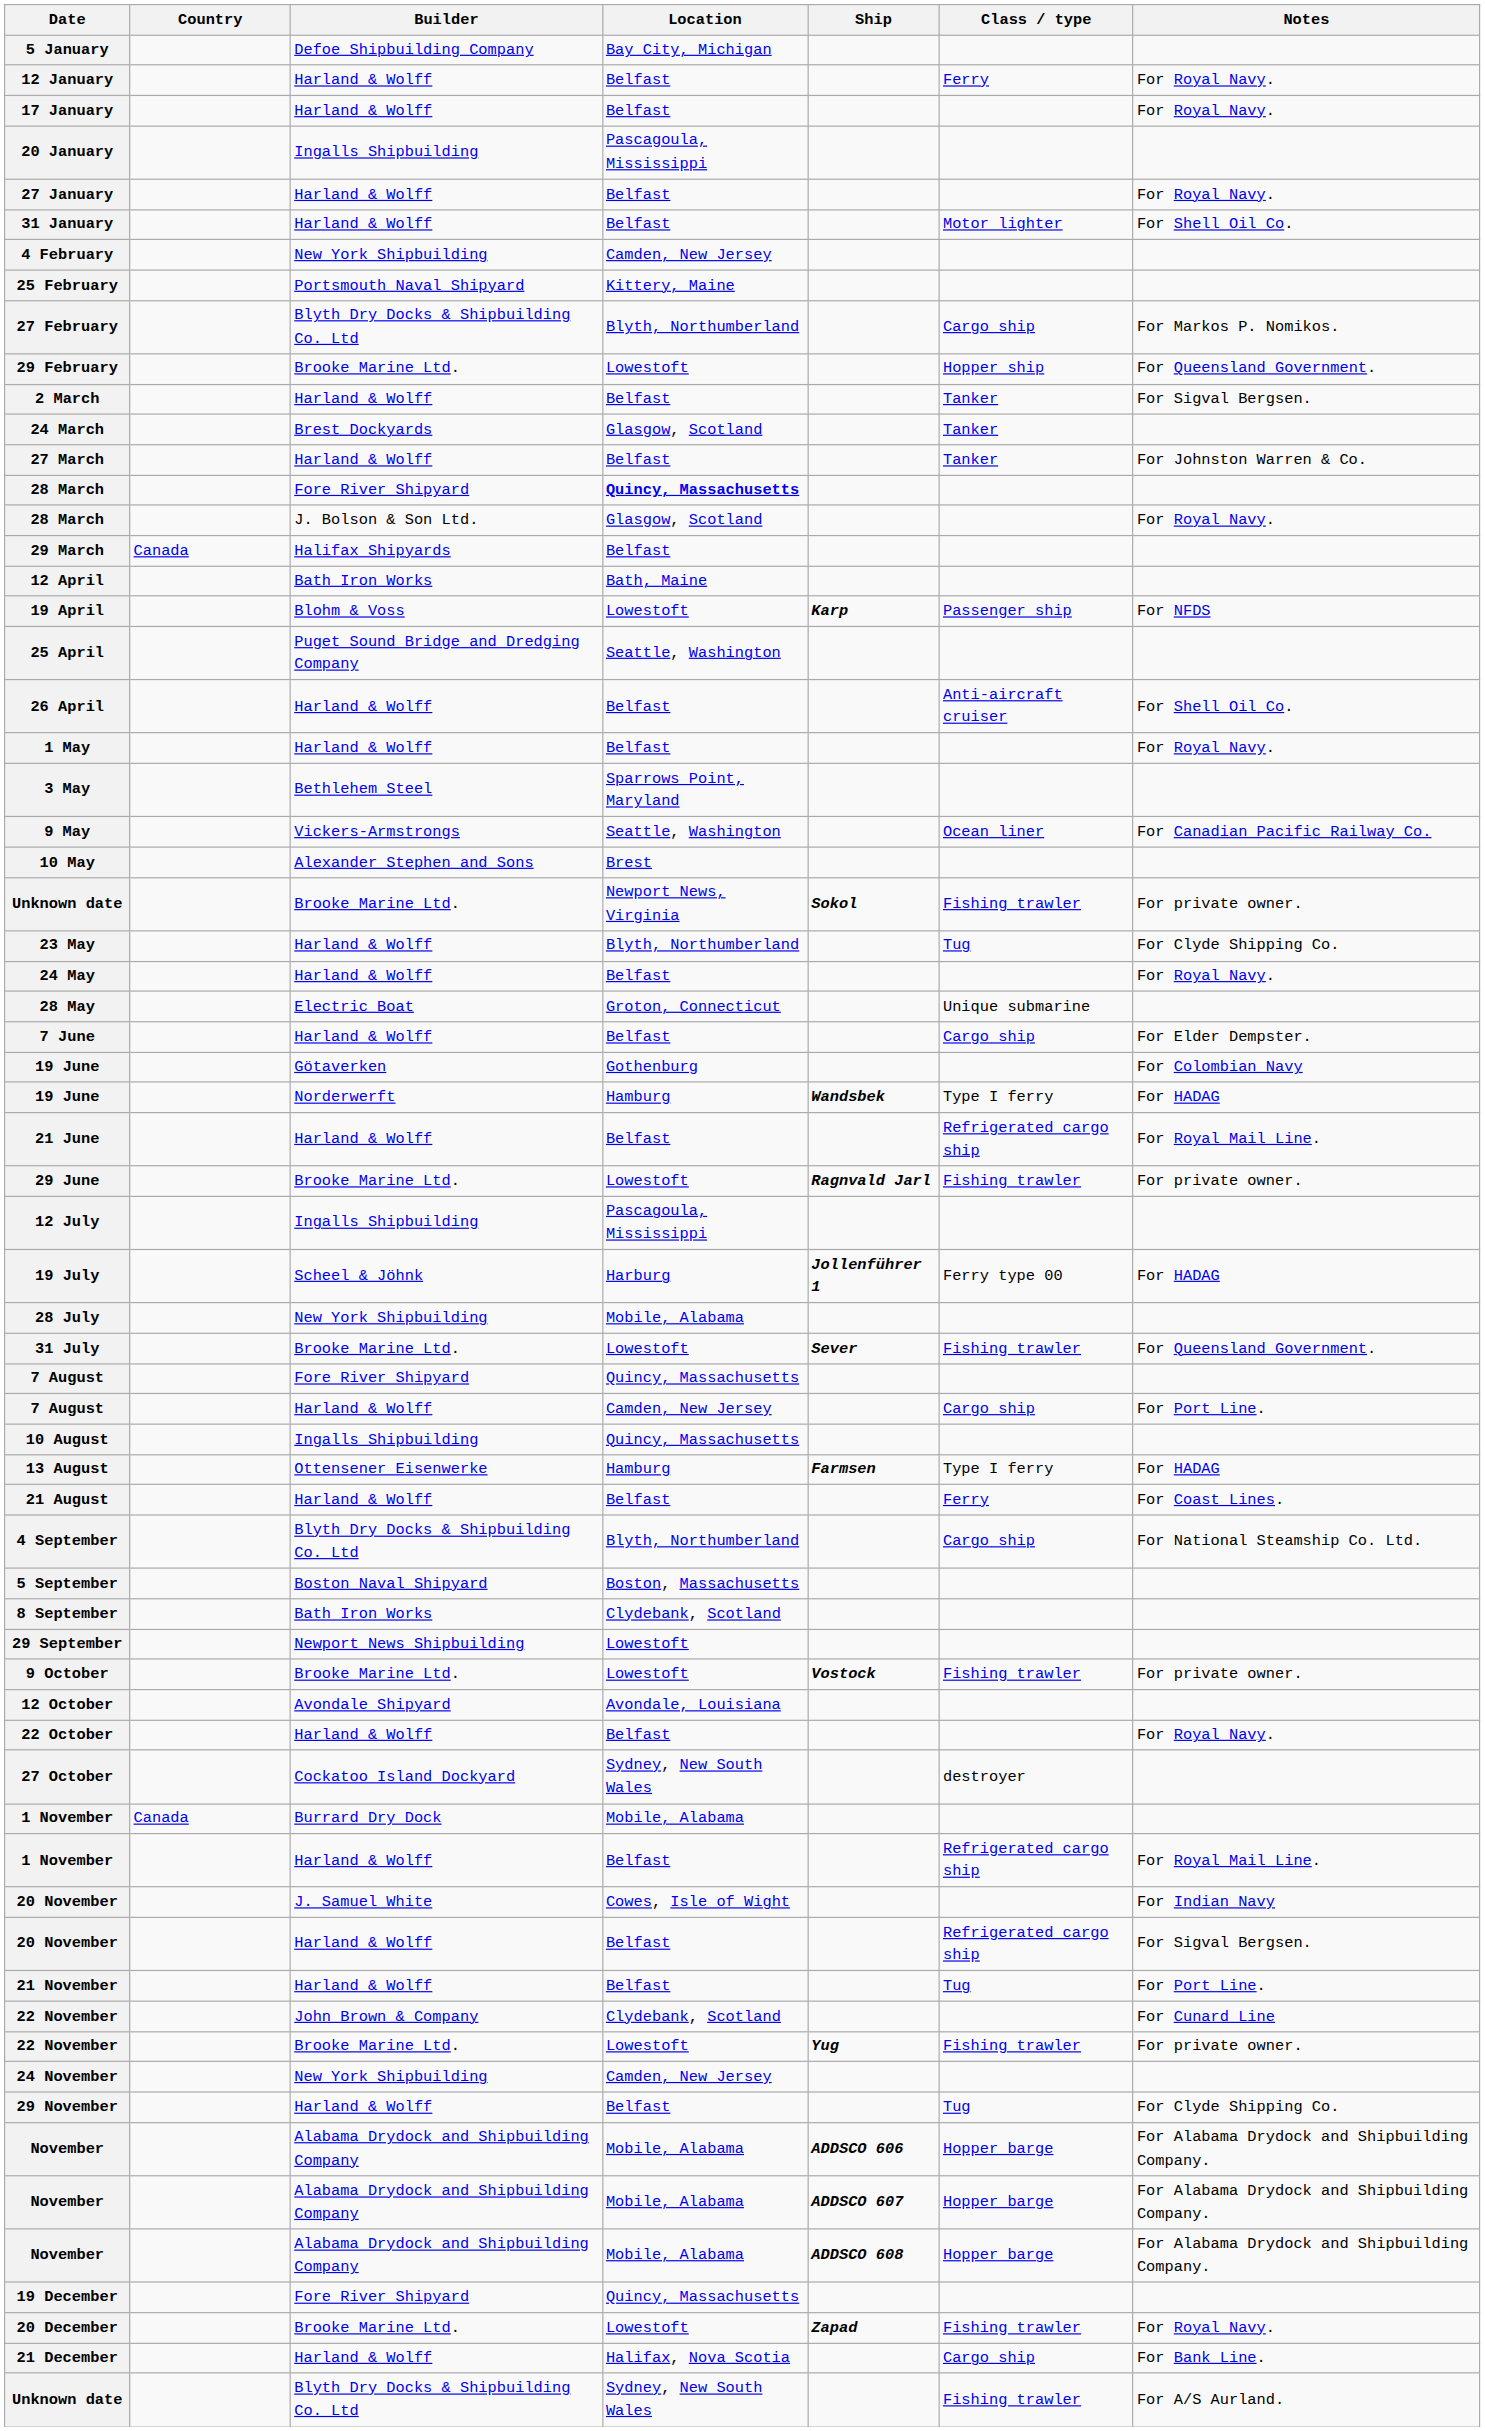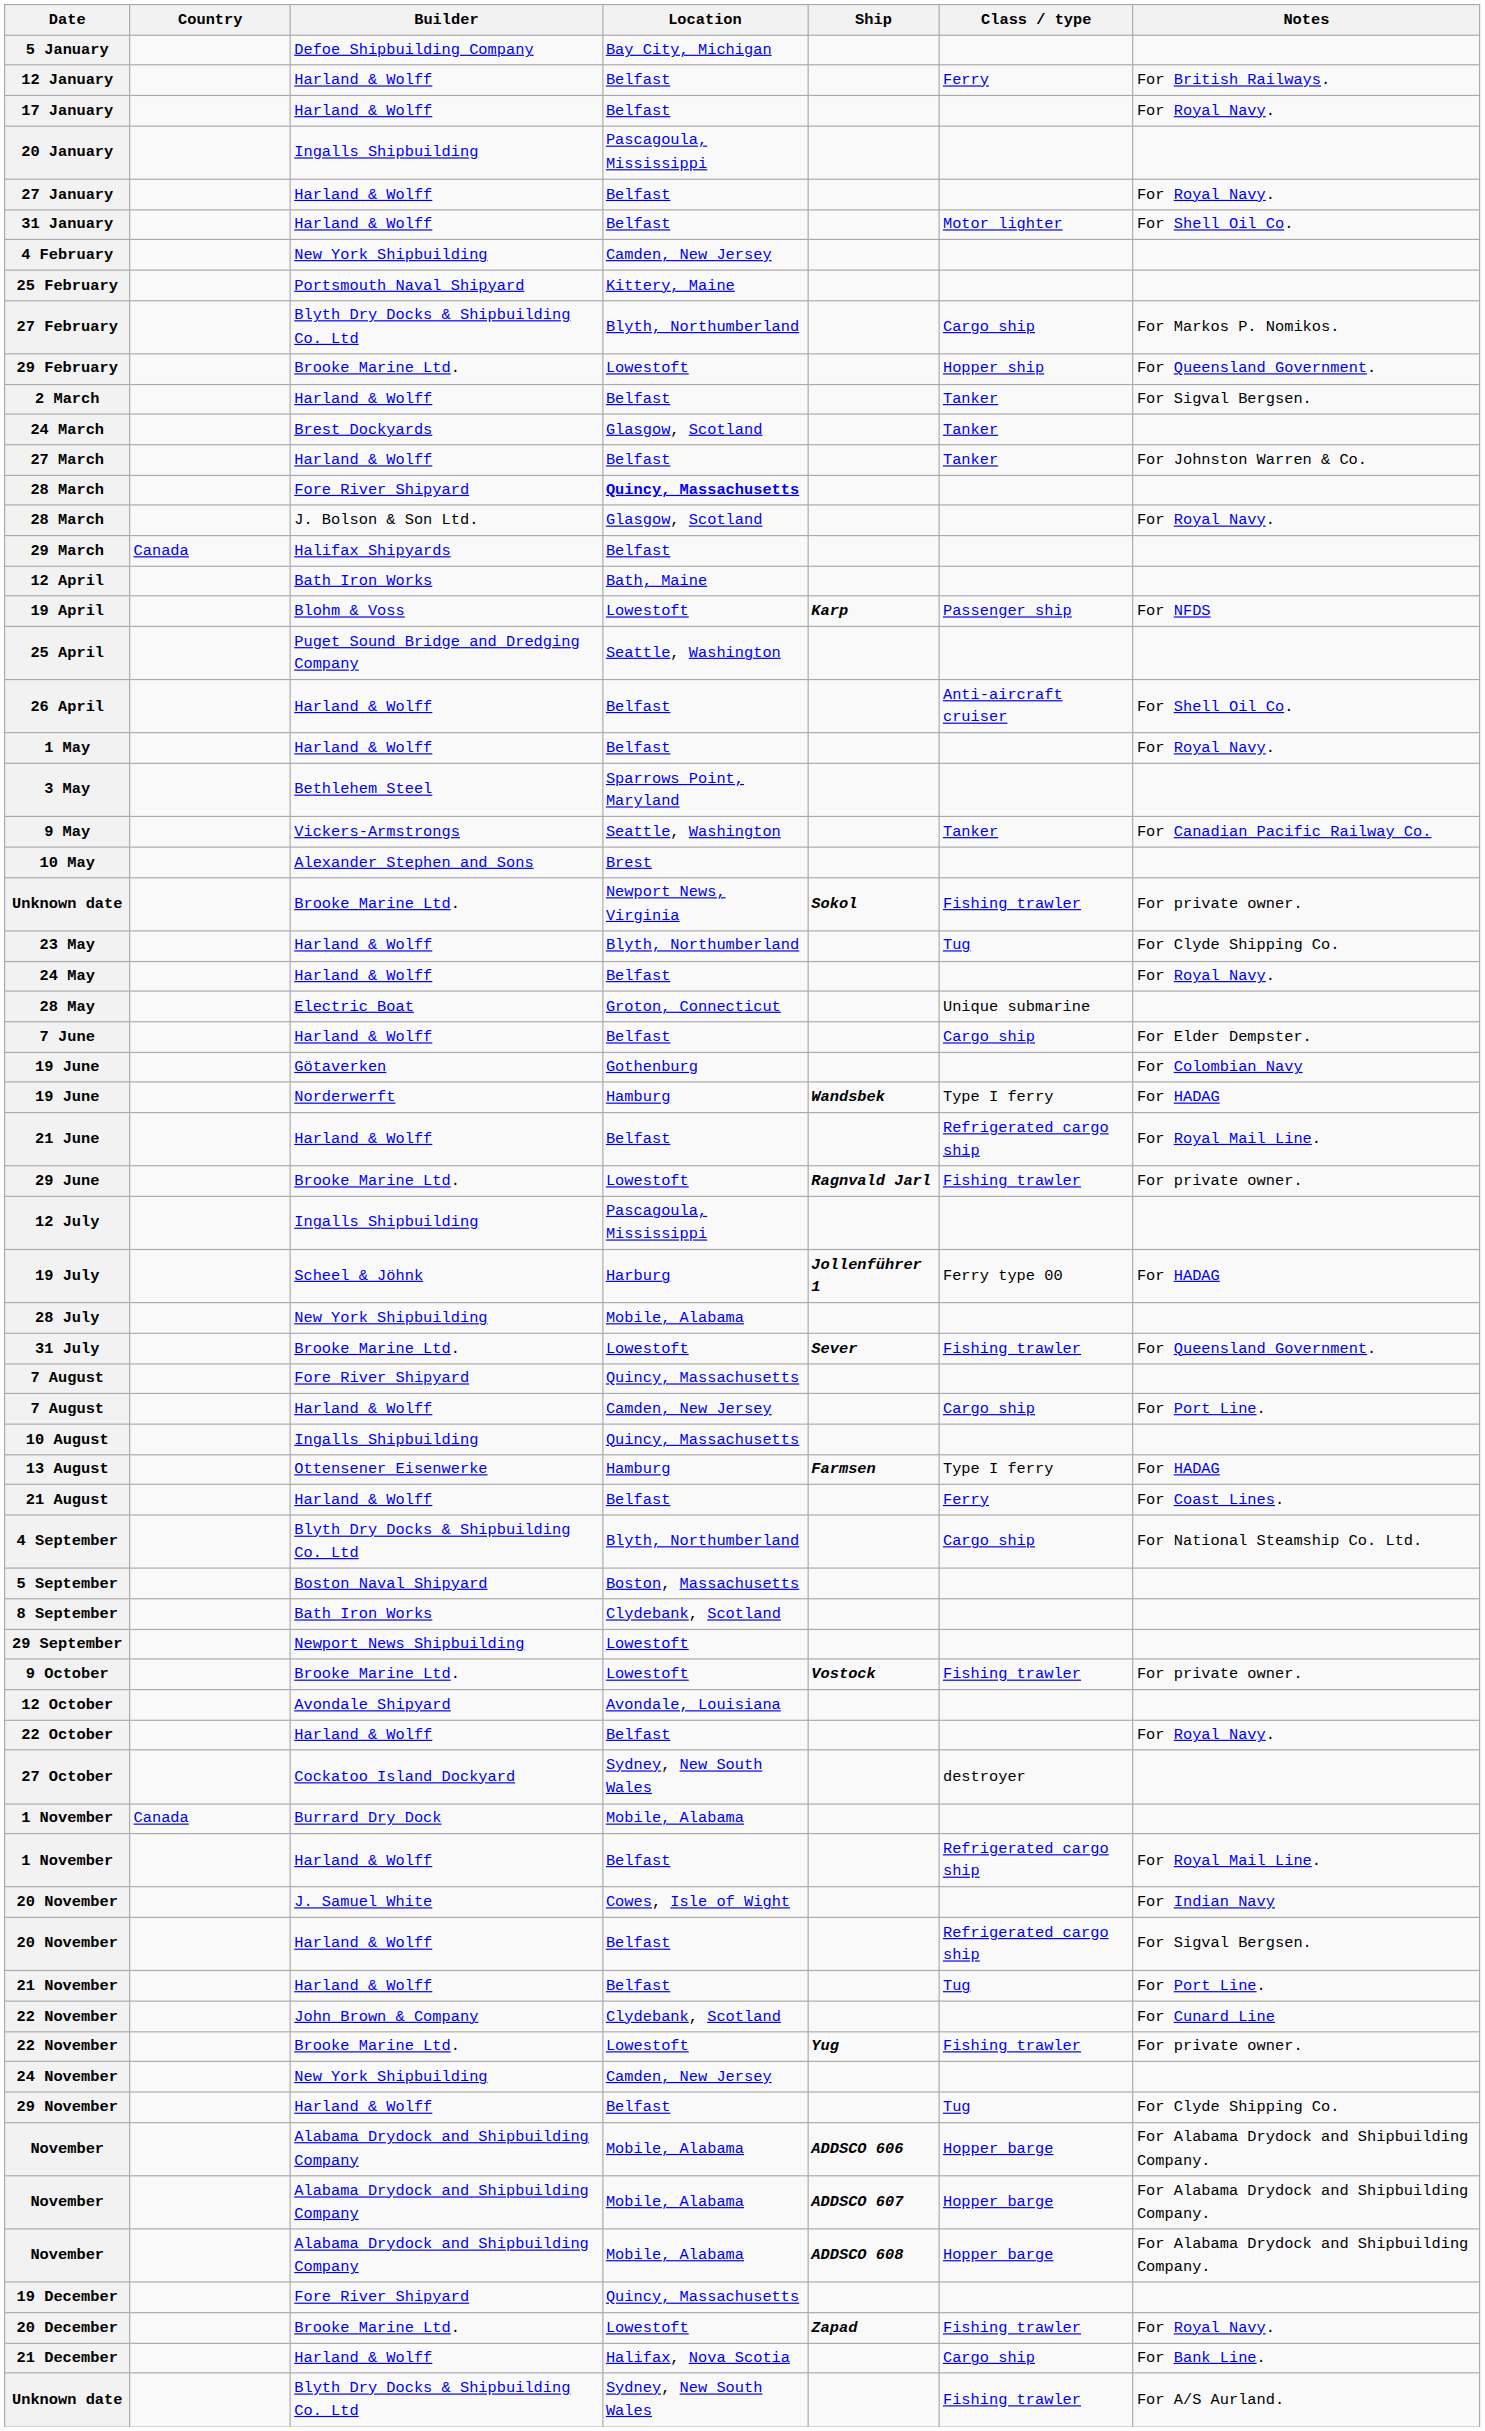(1206, 80) For Royal Navy. -> (1234, 80) For British Railways.
(994, 832) Ocean liner -> (971, 832) Tanker
